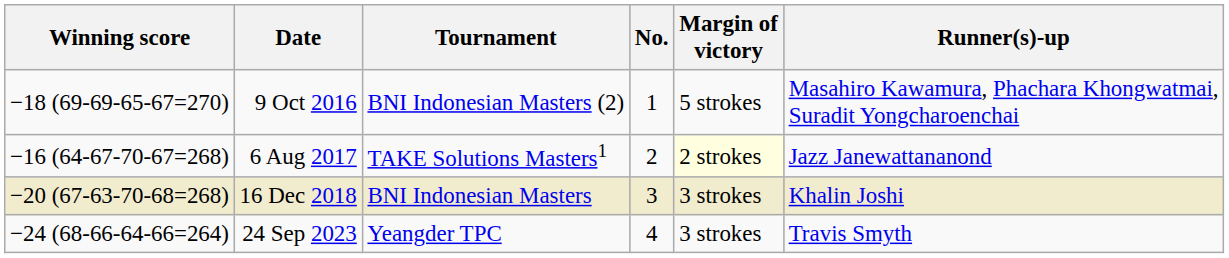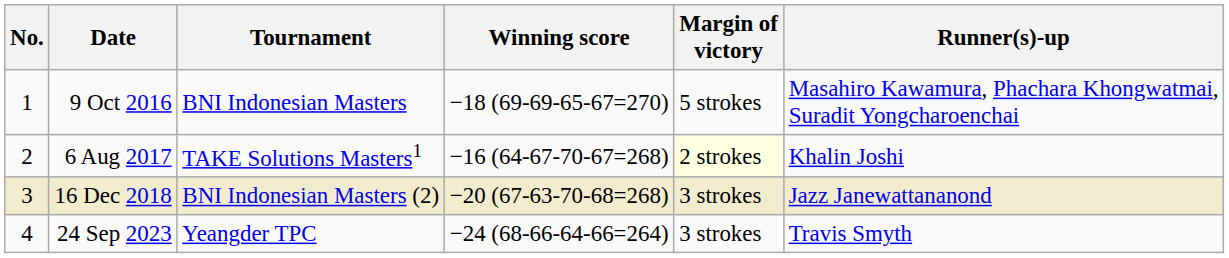columns swapped: (652, 37) <-> (120, 37)
(496, 102) BNI Indonesian Masters (2) -> (294, 102) BNI Indonesian Masters
(890, 155) Jazz Janewattananond -> (846, 155) Khalin Joshi
(480, 196) BNI Indonesian Masters -> (311, 196) BNI Indonesian Masters (2)
(846, 196) Khalin Joshi -> (890, 196) Jazz Janewattananond
